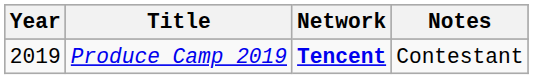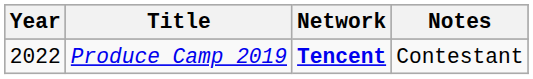(35, 57) 2019 -> (35, 57) 2022
